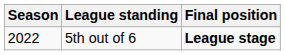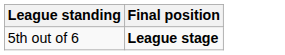- column: (33, 15)
